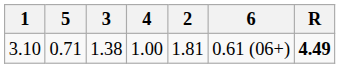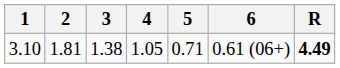columns swapped: (188, 19) <-> (66, 19)
(147, 48) 1.00 -> (147, 48) 1.05
